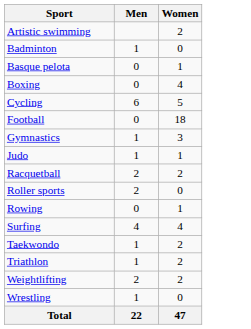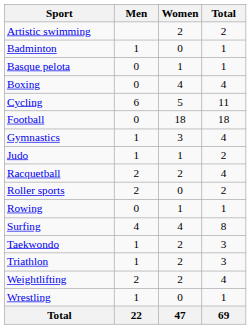+ column: (224, 13)
